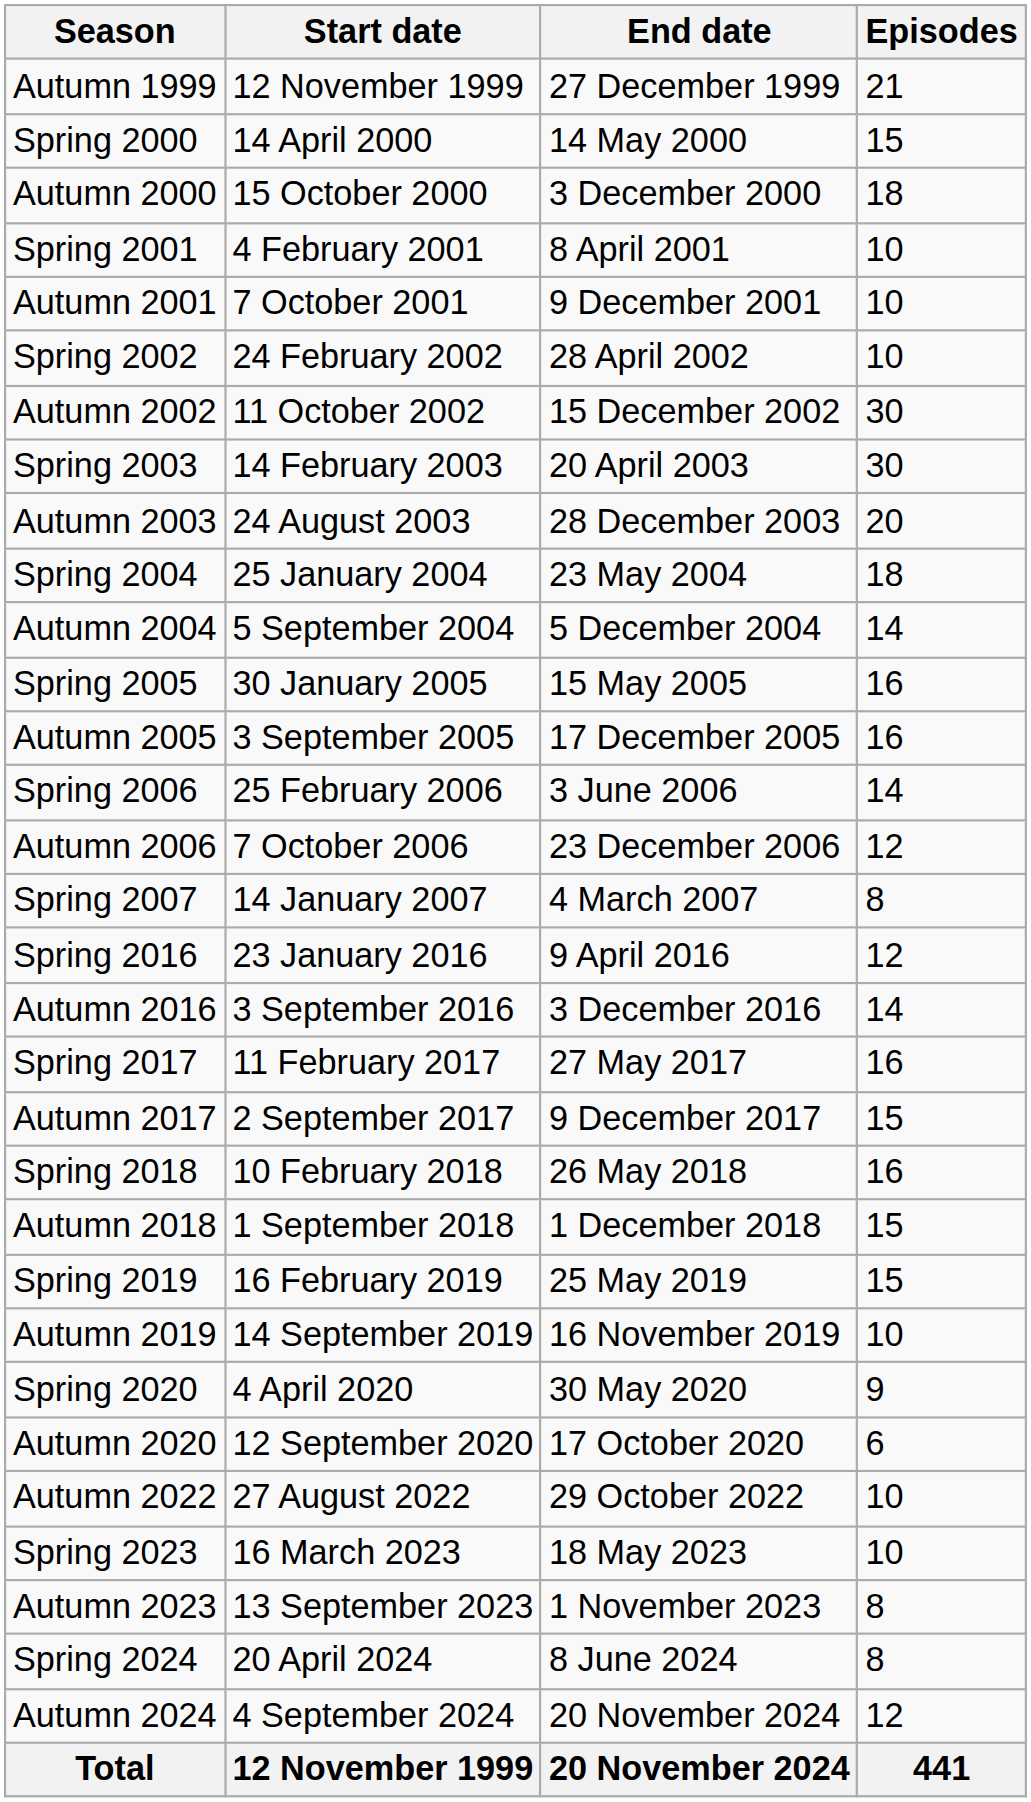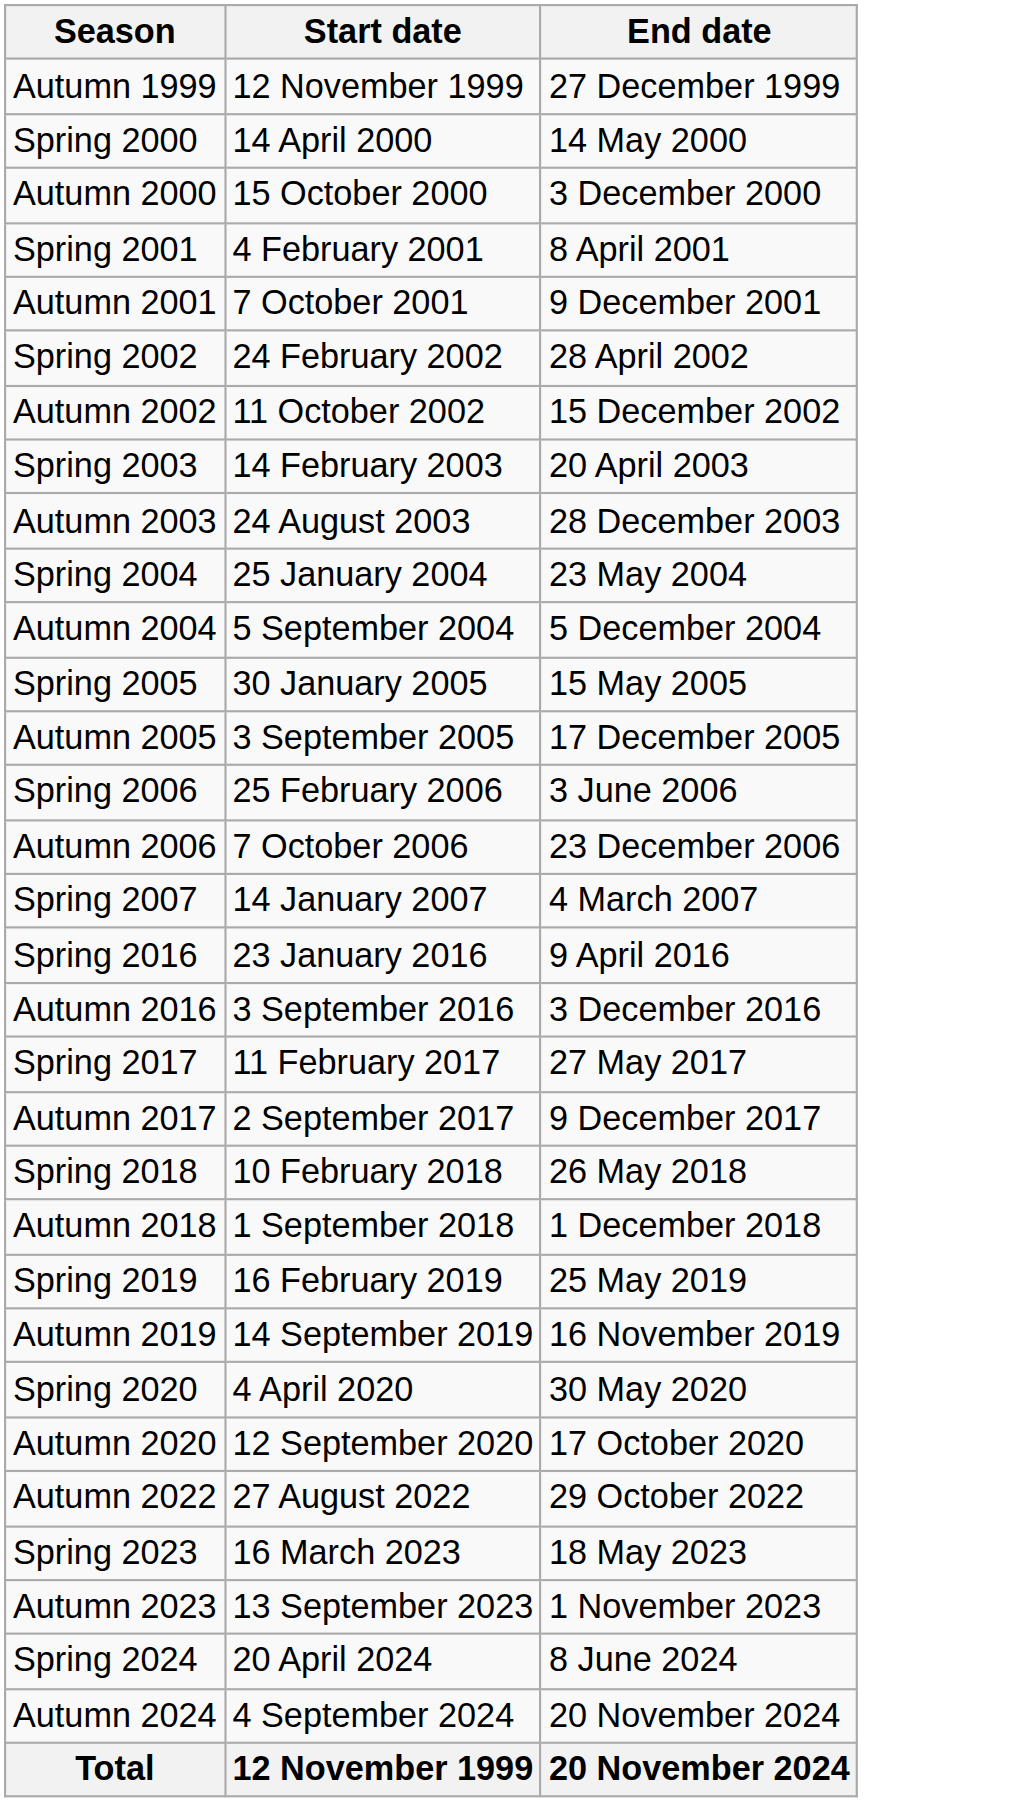- column: (942, 31)
